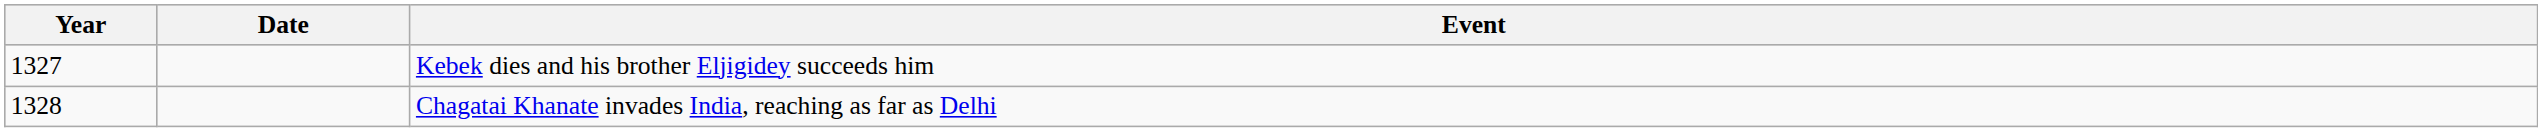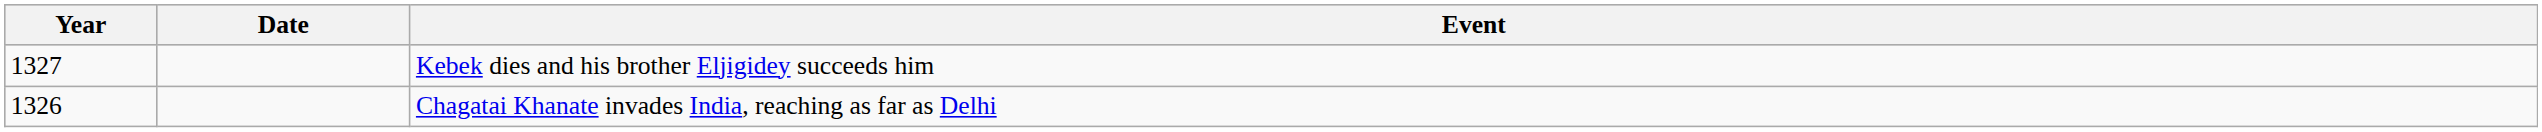(36, 106) 1328 -> (36, 106) 1326
